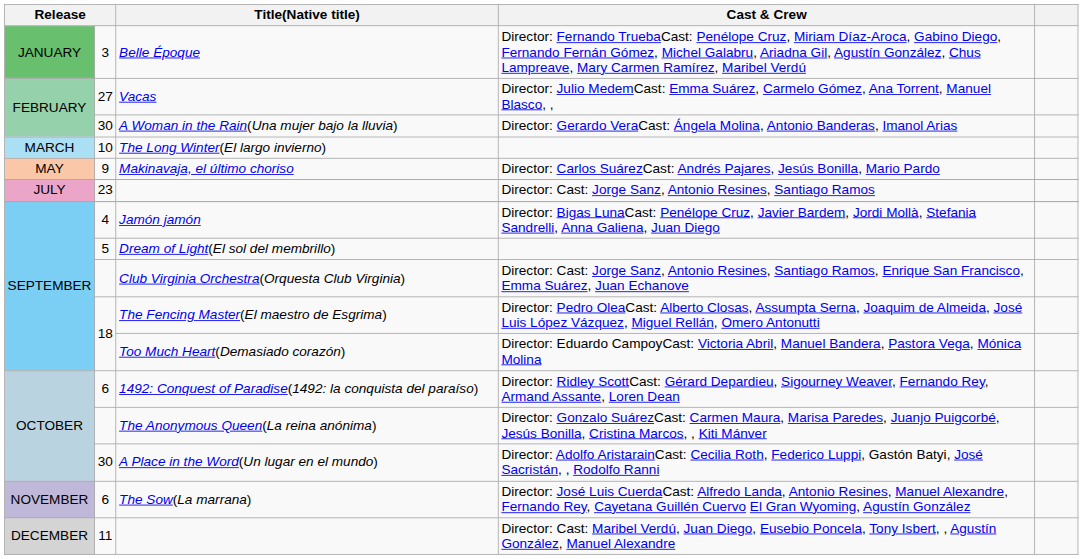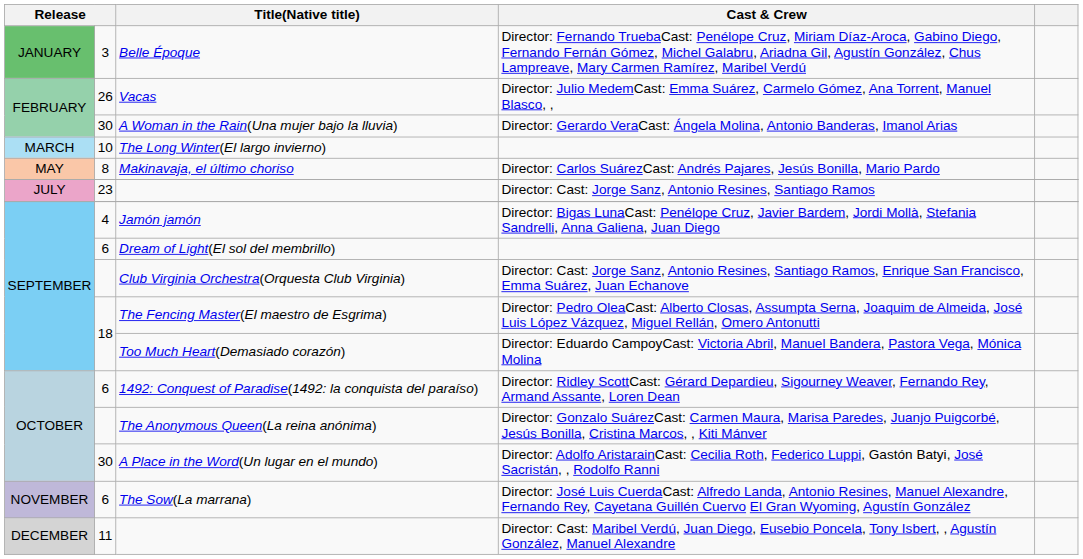(105, 96) 27 -> (105, 96) 26
(105, 169) 9 -> (105, 169) 8
(105, 249) 5 -> (105, 249) 6
